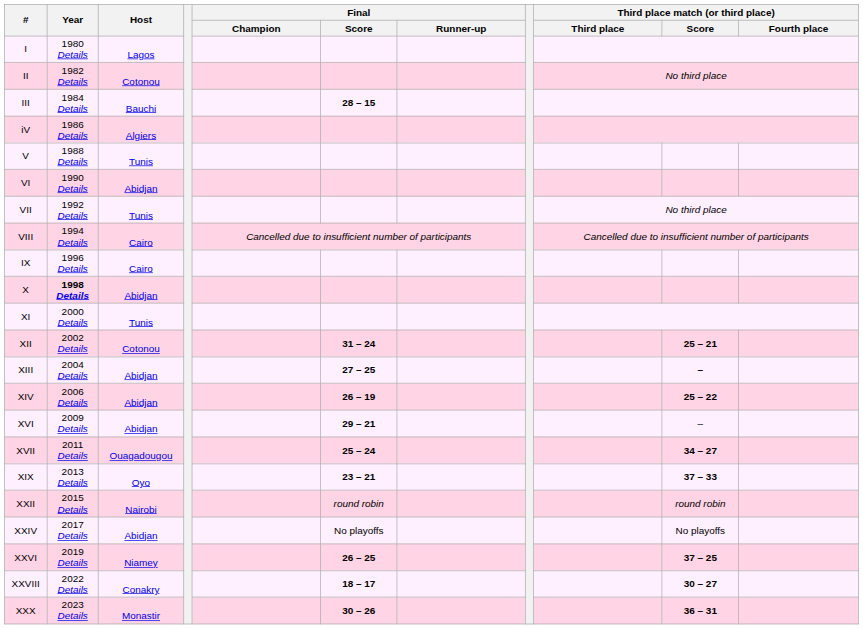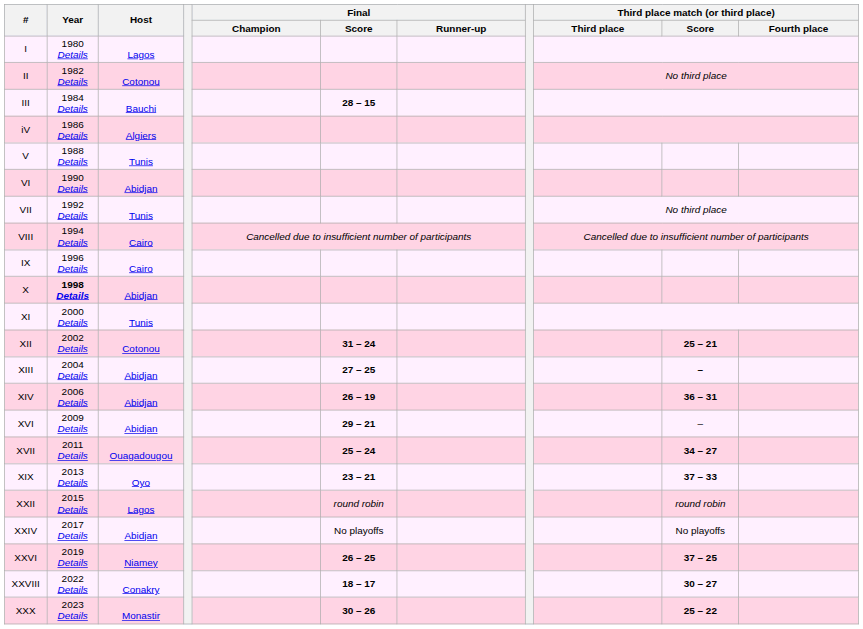(700, 397) 25 – 22 -> (700, 397) 36 – 31
(141, 510) Nairobi -> (141, 510) Lagos
(700, 611) 36 – 31 -> (700, 611) 25 – 22
